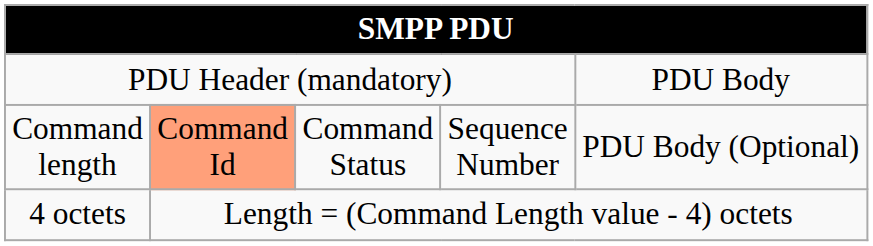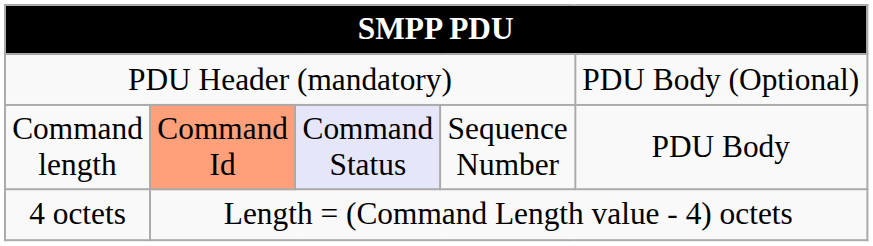(721, 79) PDU Body -> (721, 79) PDU Body (Optional)
(368, 146) no background -> (368, 146) lavender background
(721, 146) PDU Body (Optional) -> (721, 146) PDU Body
